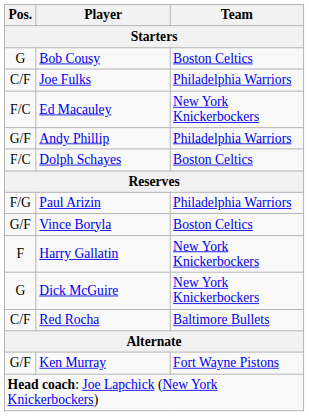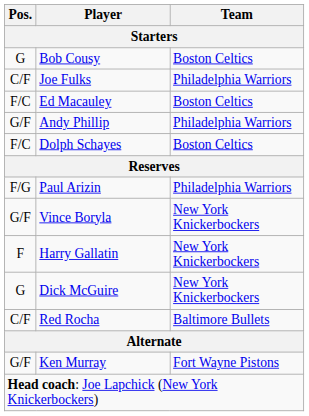(216, 109) New York Knickerbockers -> (213, 101) Boston Celtics
(213, 224) Boston Celtics -> (216, 217) New York Knickerbockers
